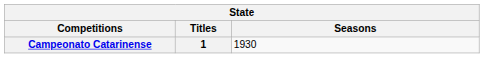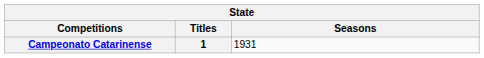(245, 45) 1930 -> (245, 45) 1931
